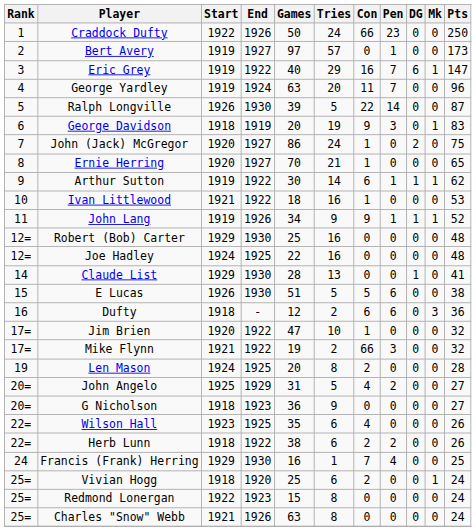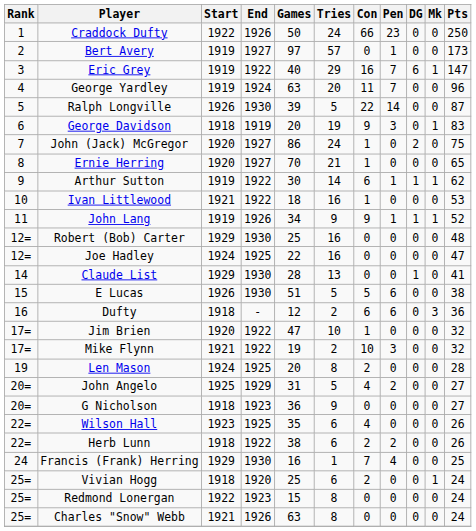(458, 256) 48 -> (458, 256) 47
(367, 349) 66 -> (367, 349) 10
